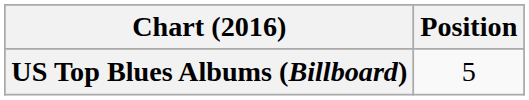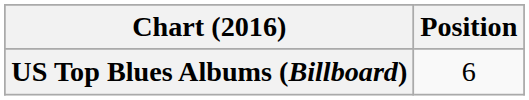(469, 71) 5 -> (469, 71) 6
